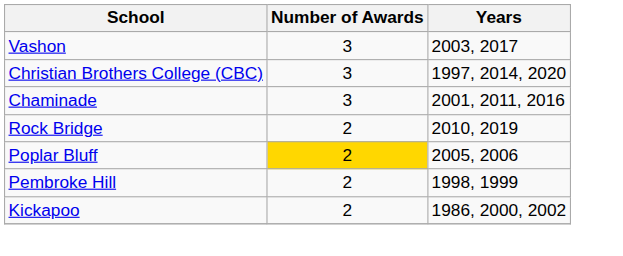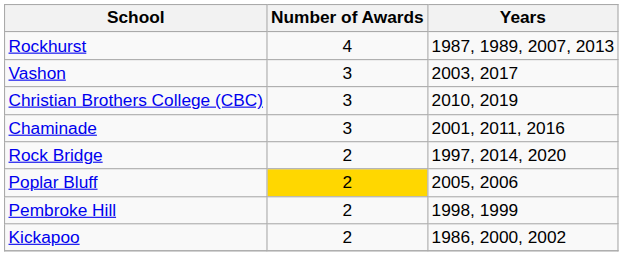+ row: (47, 45)
(499, 73) 1997, 2014, 2020 -> (475, 100) 2010, 2019
(475, 127) 2010, 2019 -> (499, 155) 1997, 2014, 2020
